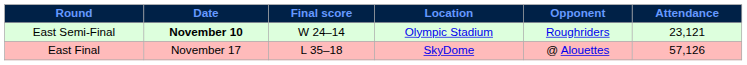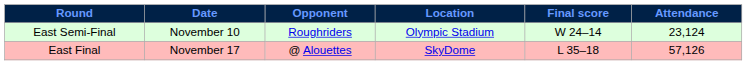columns swapped: (578, 13) <-> (321, 13)
(206, 32) bold -> (205, 32) normal
(687, 32) 23,121 -> (687, 32) 23,124
